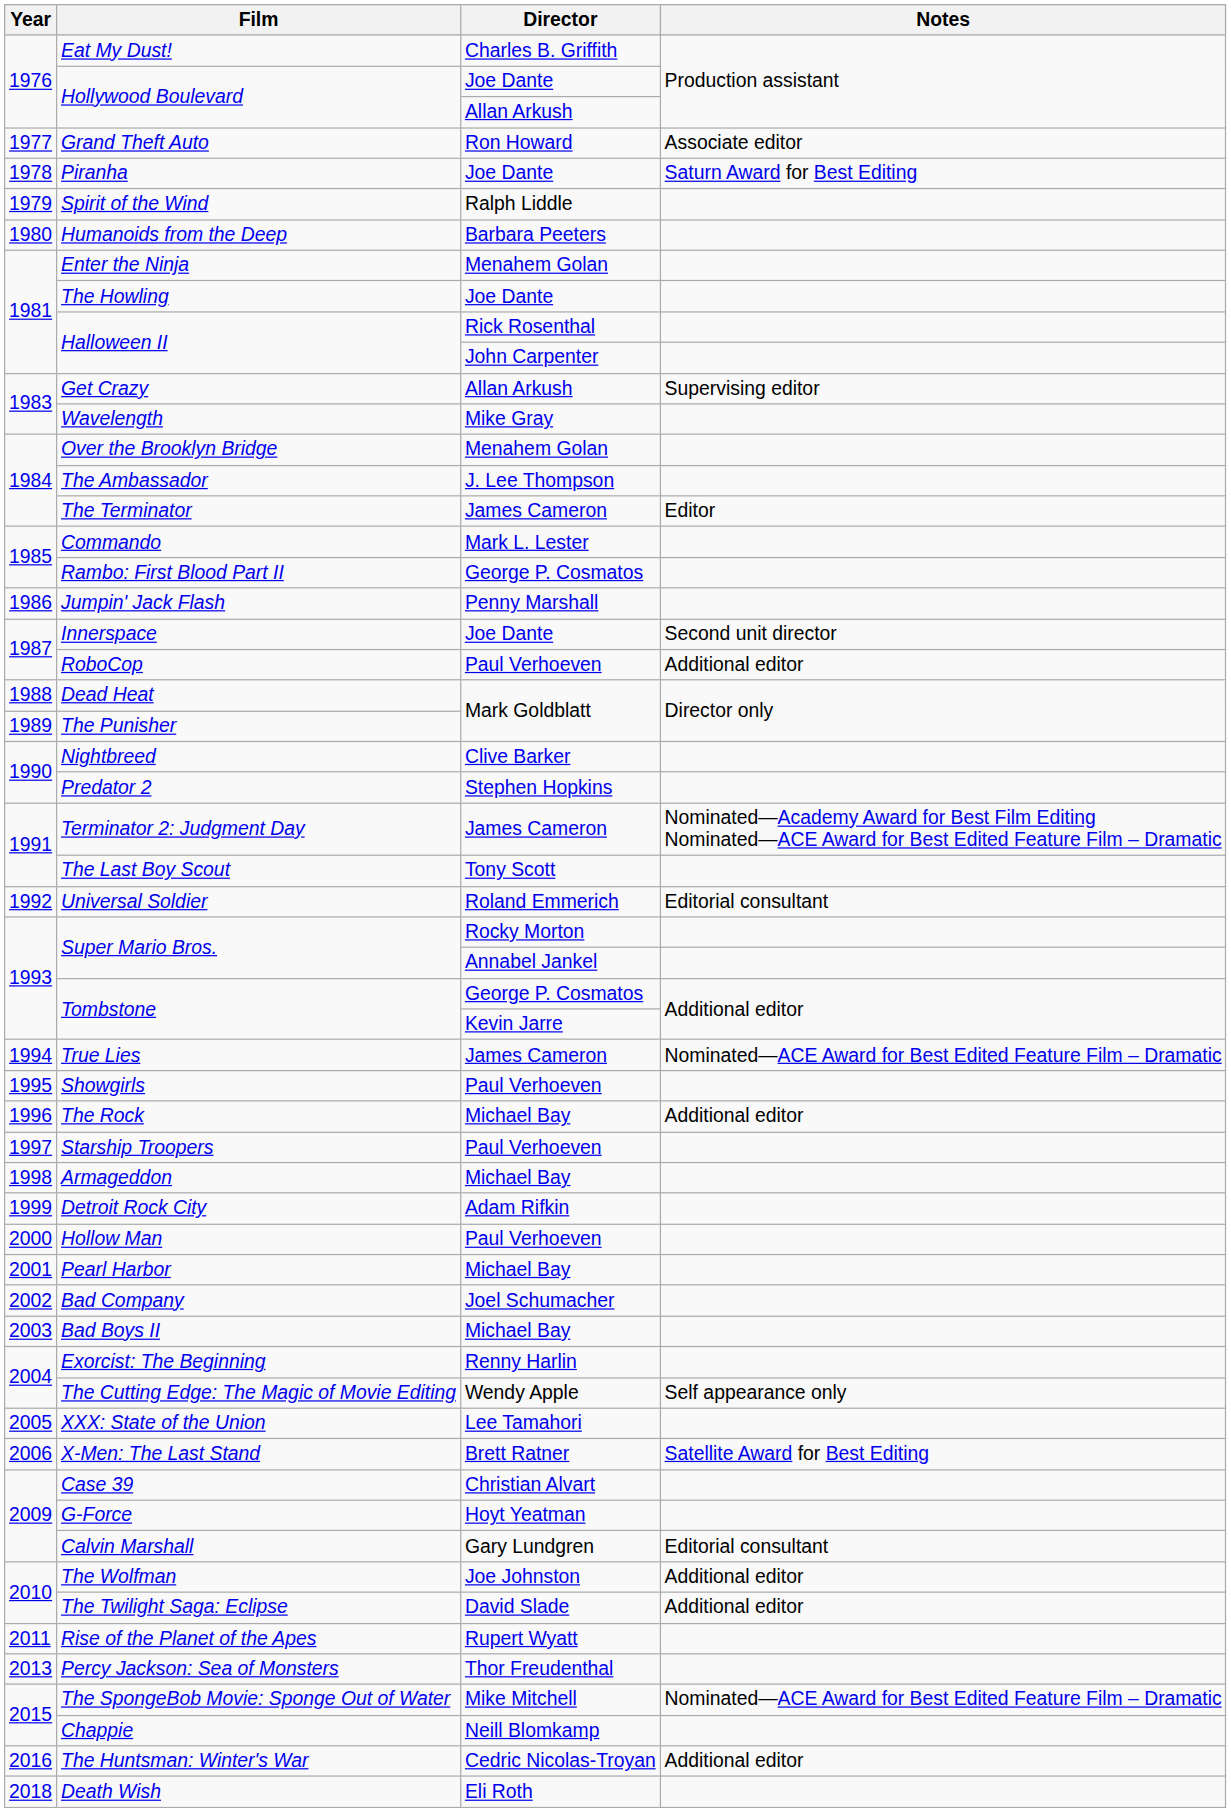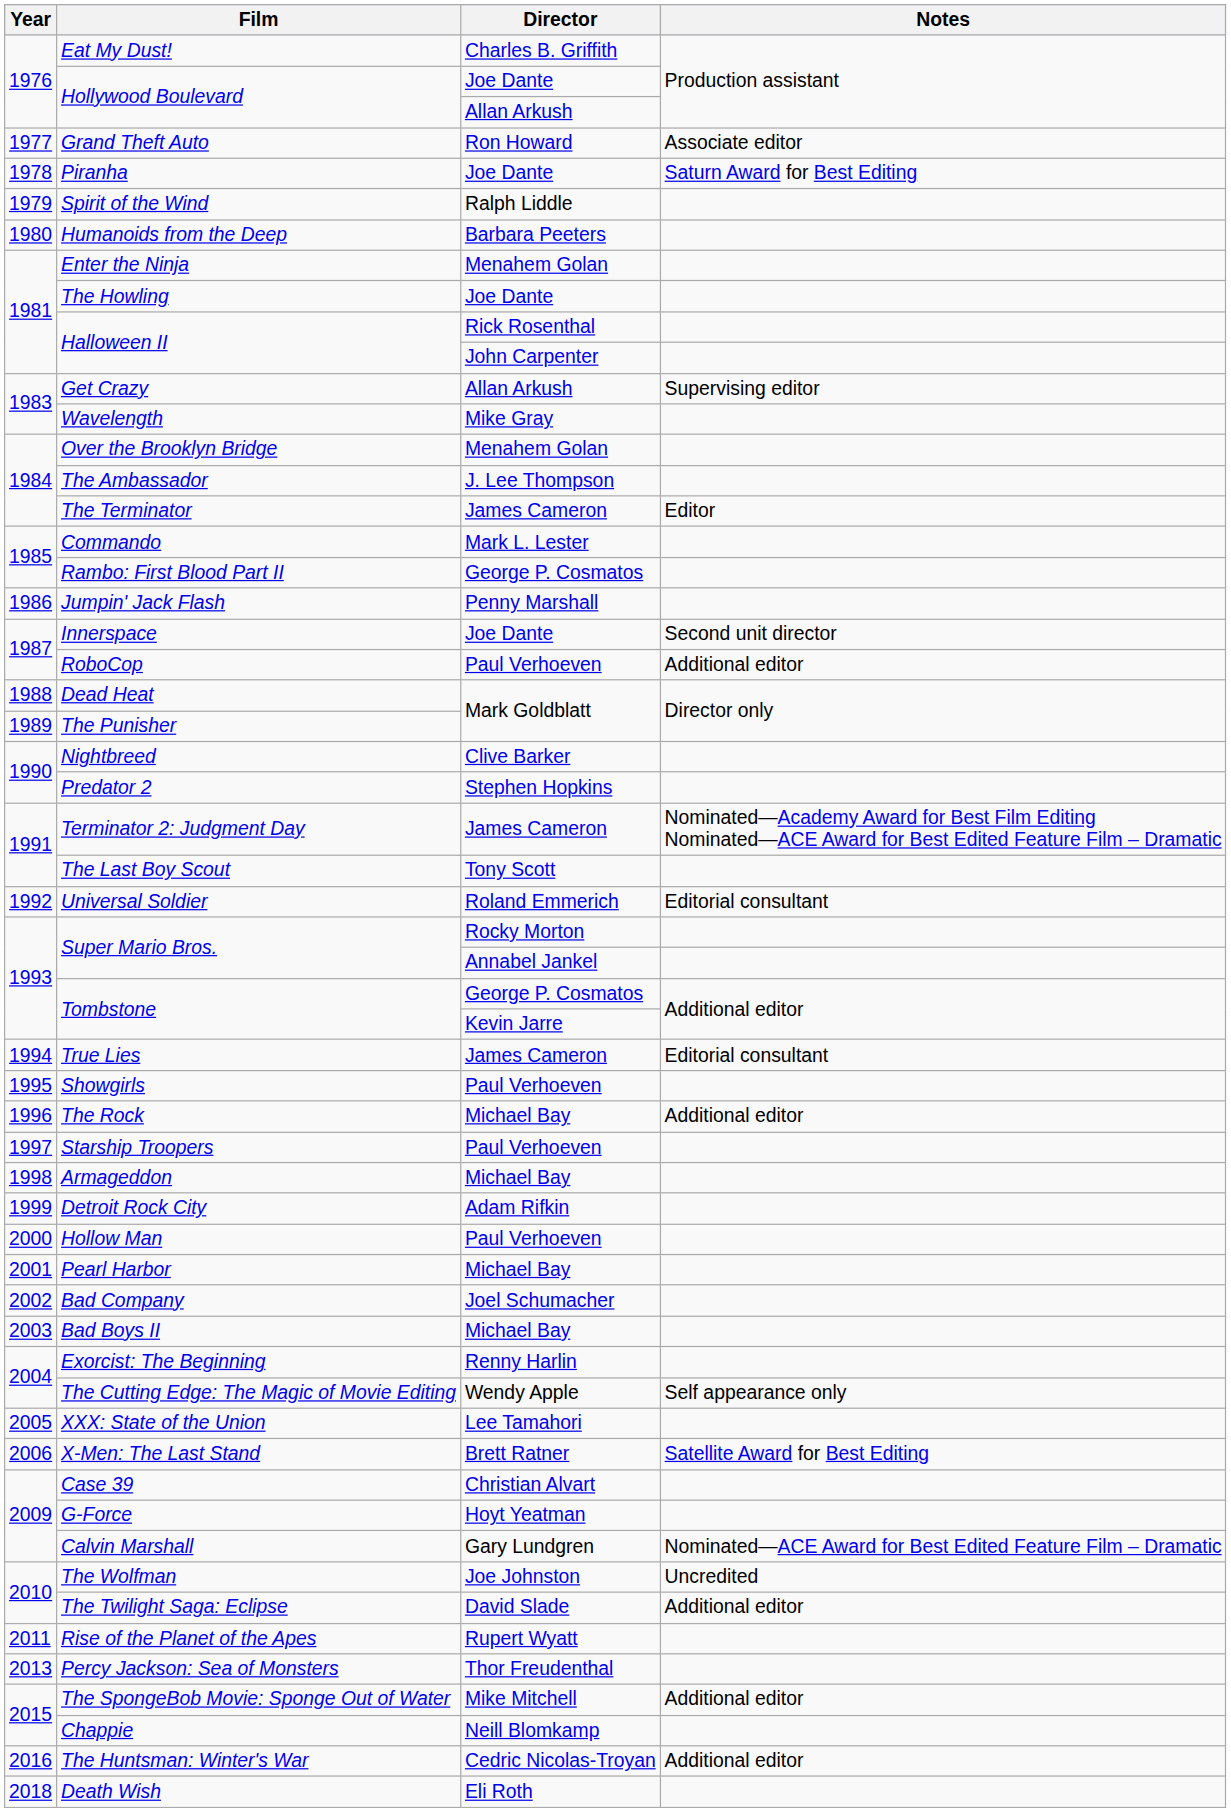(943, 1054) Nominated—ACE Award for Best Edited Feature Film – Dramatic -> (746, 1054) Editorial consultant
(746, 1546) Editorial consultant -> (943, 1546) Nominated—ACE Award for Best Edited Feature Film – Dramatic
(734, 1576) Additional editor -> (711, 1576) Uncredited
(943, 1699) Nominated—ACE Award for Best Edited Feature Film – Dramatic -> (734, 1699) Additional editor
